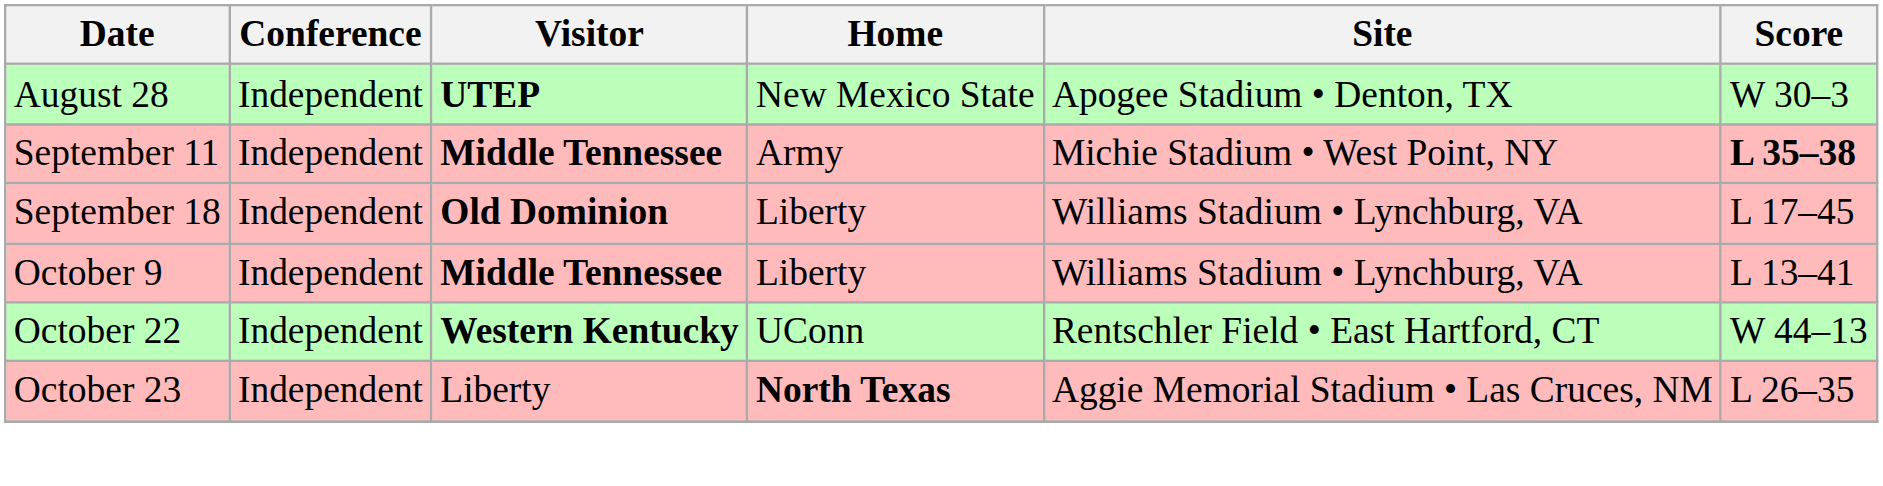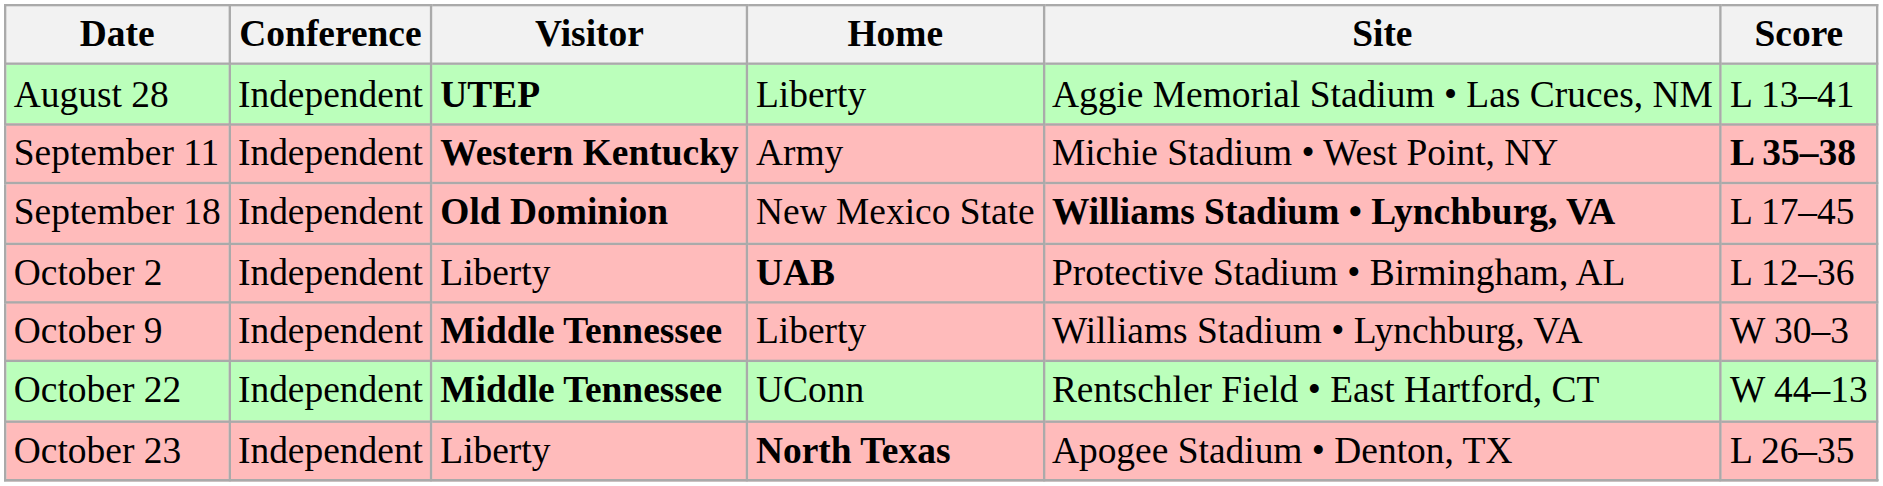(895, 93) New Mexico State -> (811, 93) Liberty
(1282, 93) Apogee Stadium • Denton, TX -> (1382, 93) Aggie Memorial Stadium • Las Cruces, NM
(1790, 93) W 30–3 -> (1792, 93) L 13–41
(581, 152) Middle Tennessee -> (589, 152) Western Kentucky
(811, 212) Liberty -> (895, 212) New Mexico State
(1317, 212) normal -> (1334, 212) bold
+ row: (88, 271)
(1792, 271) L 13–41 -> (1790, 331) W 30–3
(589, 331) Western Kentucky -> (581, 390) Middle Tennessee
(1382, 390) Aggie Memorial Stadium • Las Cruces, NM -> (1282, 449) Apogee Stadium • Denton, TX
